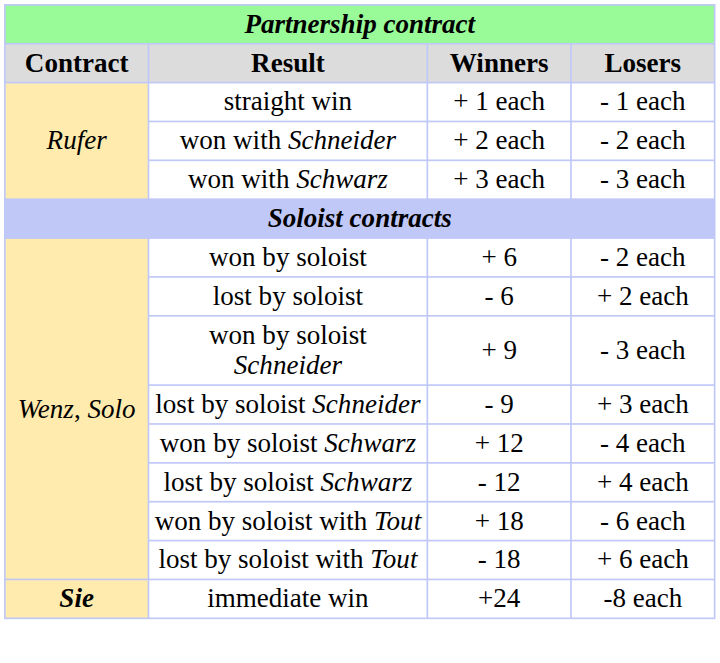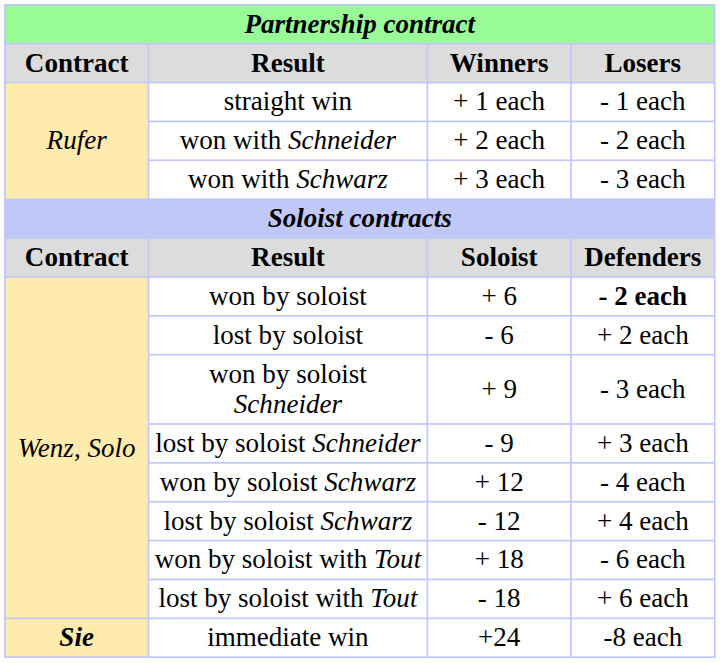+ row: (288, 257)
(643, 257) normal -> (643, 296) bold
